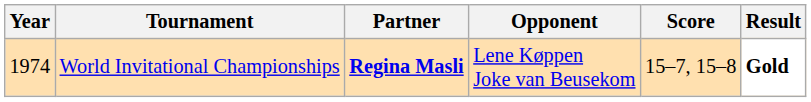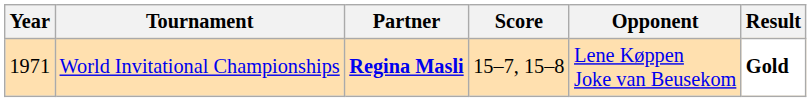columns swapped: (554, 21) <-> (691, 21)
(30, 67) 1974 -> (30, 67) 1971
